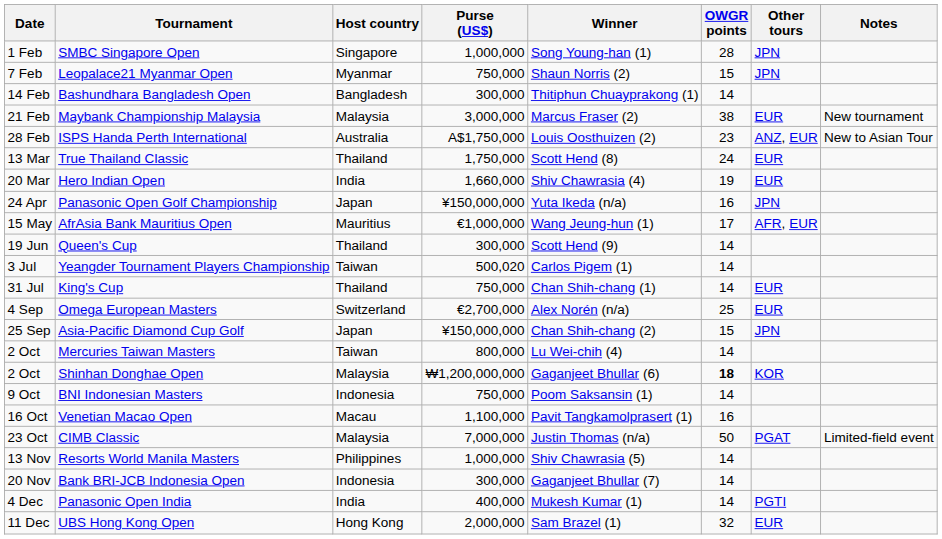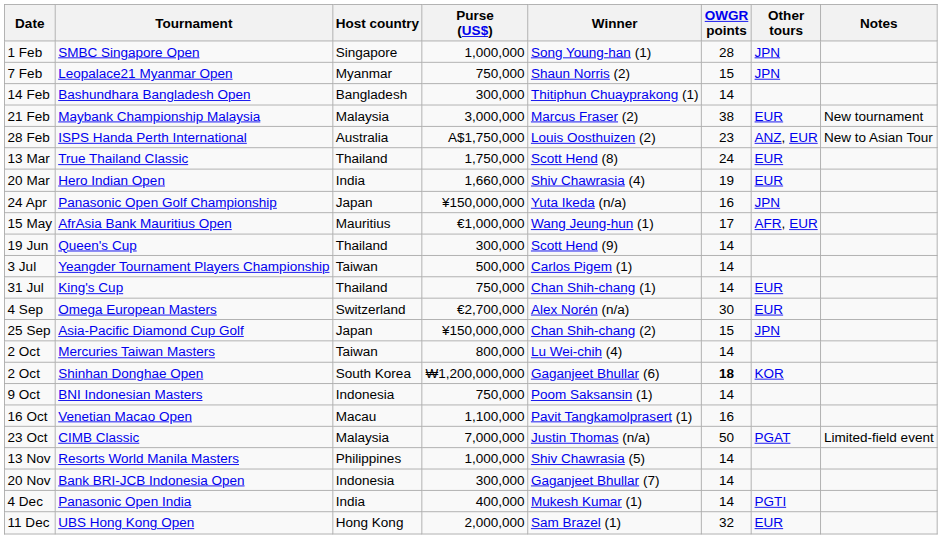(500, 266) 500,020 -> (500, 266) 500,000
(727, 309) 25 -> (727, 309) 30
(362, 373) Malaysia -> (373, 373) South Korea
